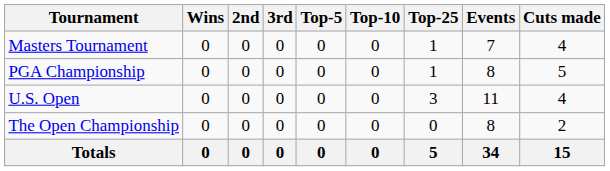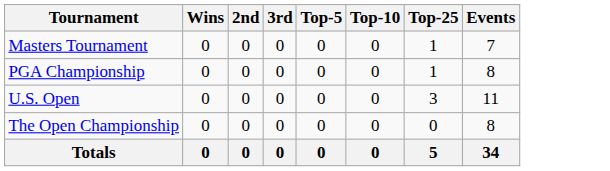- column: (562, 17)
